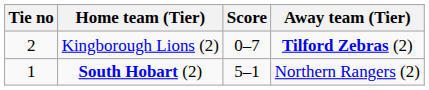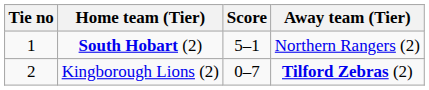rows swapped: (140, 71) <-> (140, 44)
